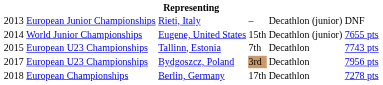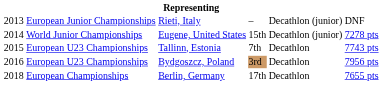(362, 34) 7655 pts -> (362, 34) 7278 pts
(14, 62) 2017 -> (14, 62) 2016
(362, 75) 7278 pts -> (362, 75) 7655 pts
